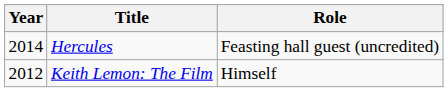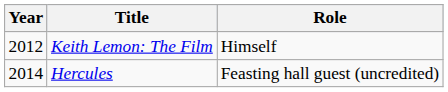rows swapped: (132, 73) <-> (82, 45)
